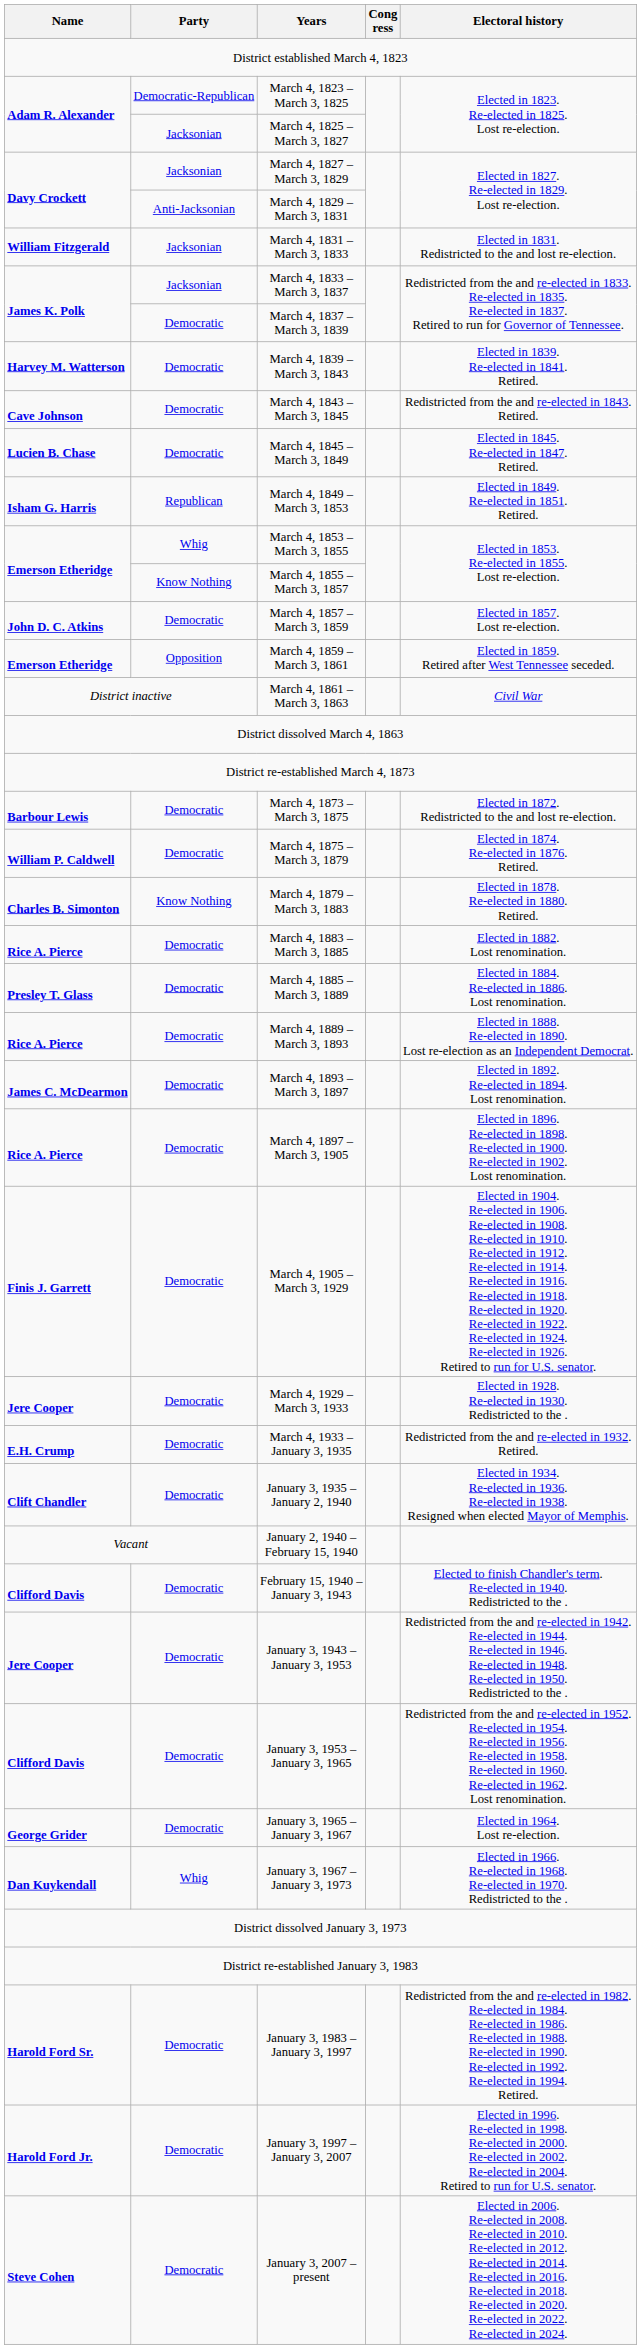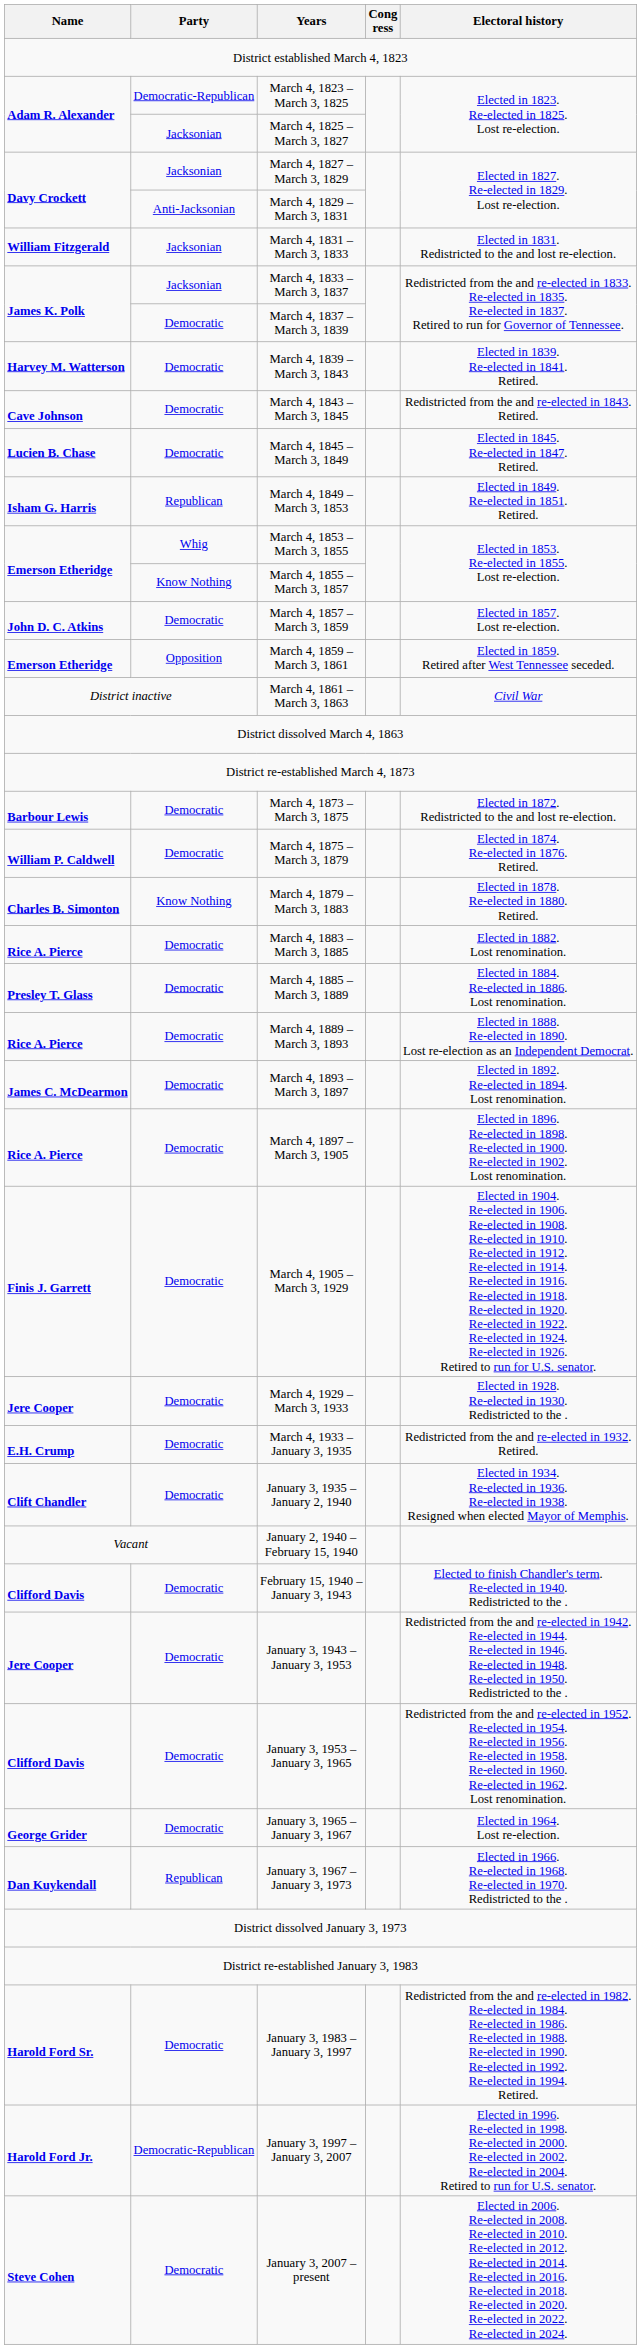(194, 1878) Whig -> (194, 1878) Republican
(194, 2150) Democratic -> (194, 2150) Democratic-Republican
